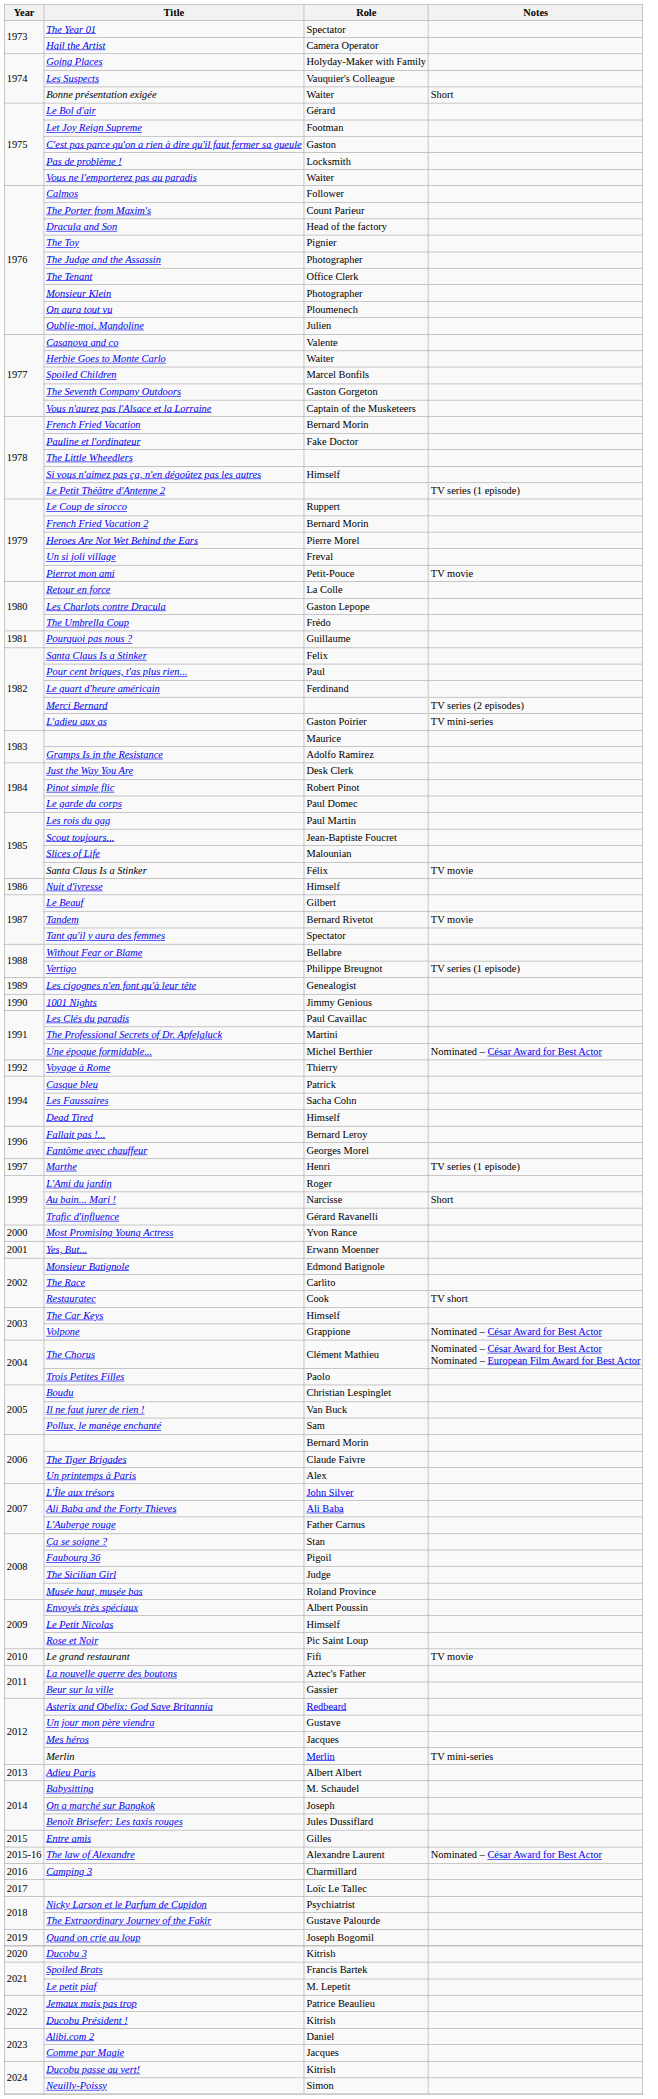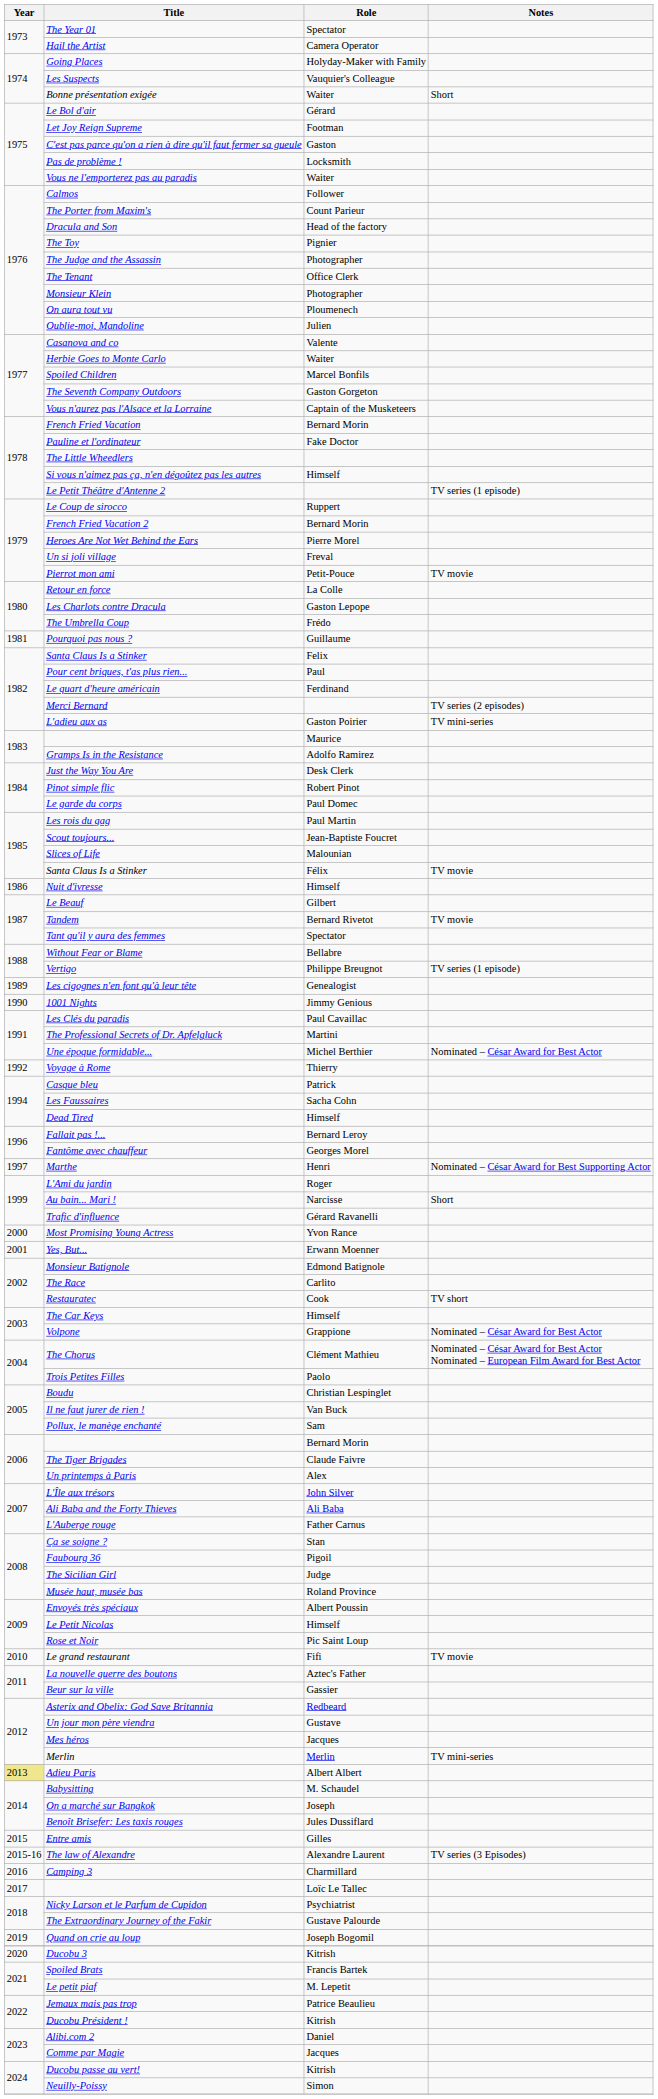(475, 1167) TV series (1 episode) -> (541, 1167) Nominated – César Award for Best Supporting Actor
(17, 1772) no background -> (17, 1772) khaki background
(516, 1855) Nominated – César Award for Best Actor -> (478, 1855) TV series (3 Episodes)
